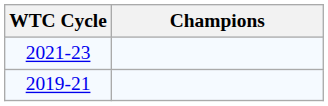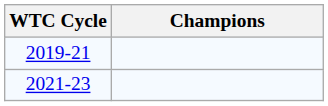rows swapped: (58, 85) <-> (58, 52)
